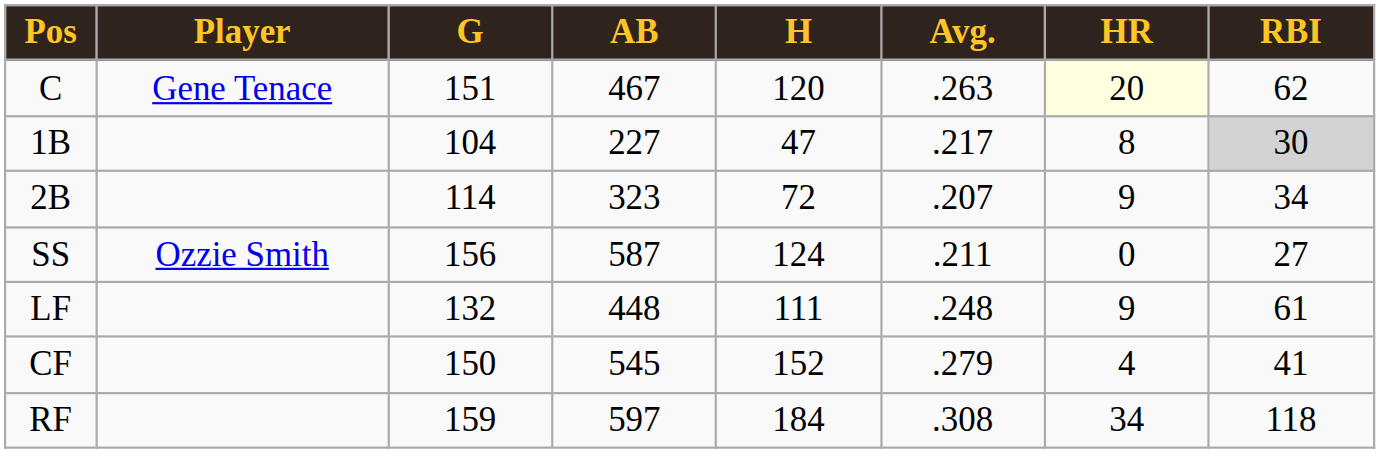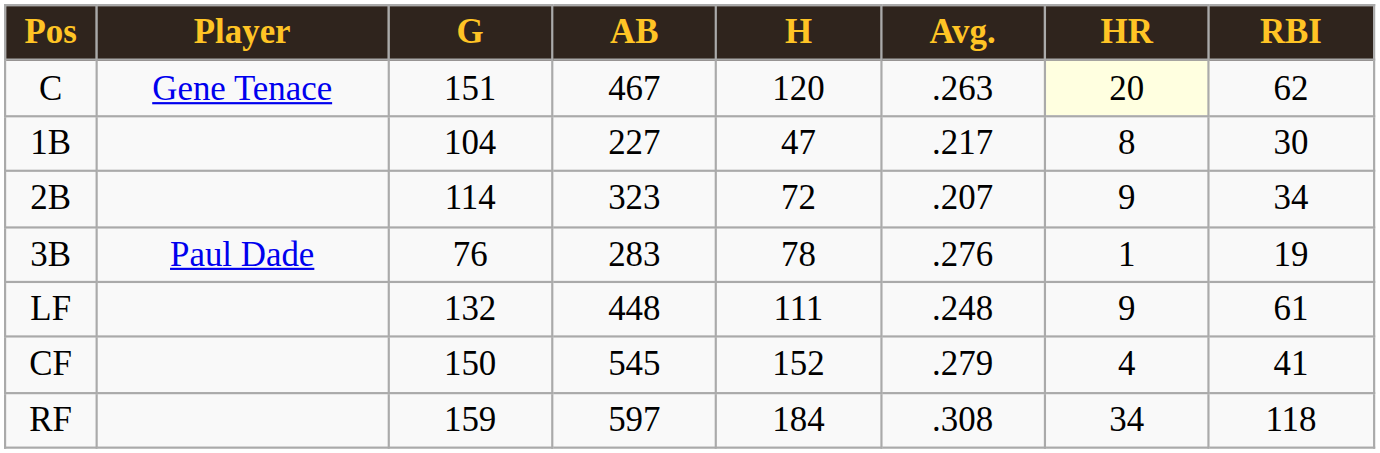(1291, 142) lightgrey background -> (1291, 142) no background
- row: (51, 253)
+ row: (51, 253)
